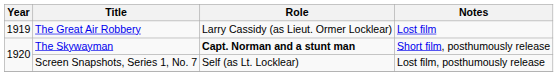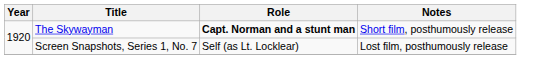- row: (88, 29)
